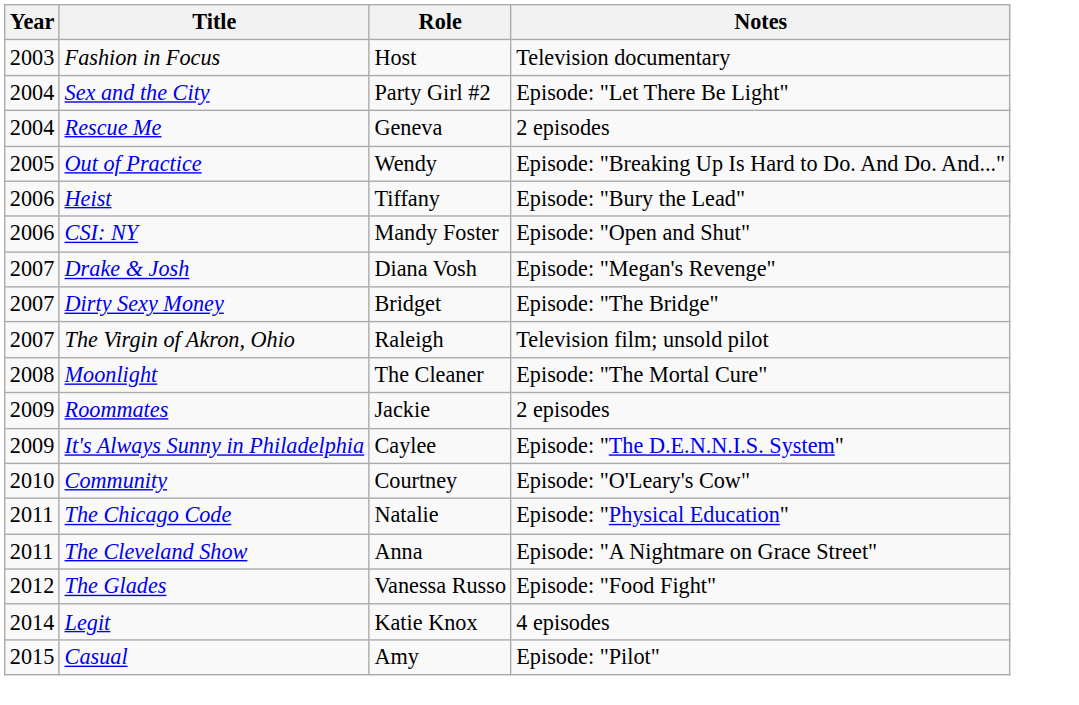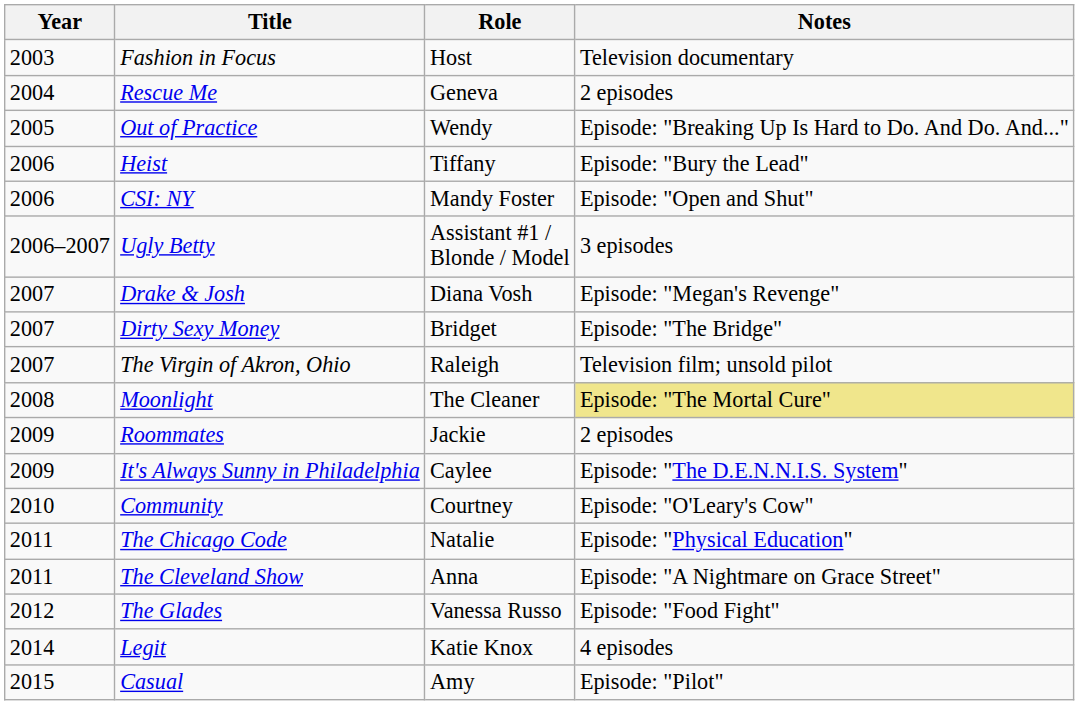- row: (137, 92)
+ row: (167, 246)
(642, 374) no background -> (705, 399) khaki background
